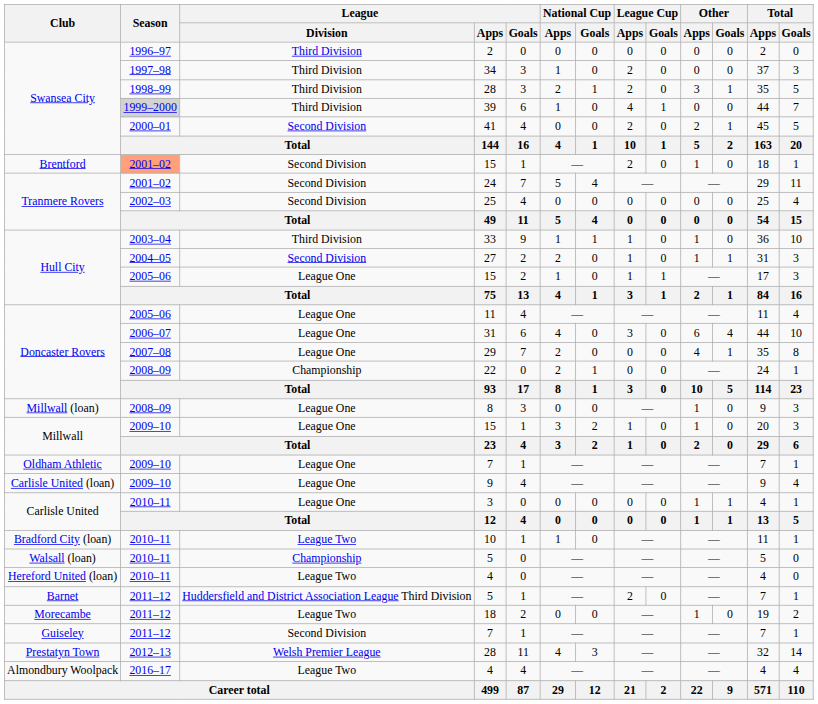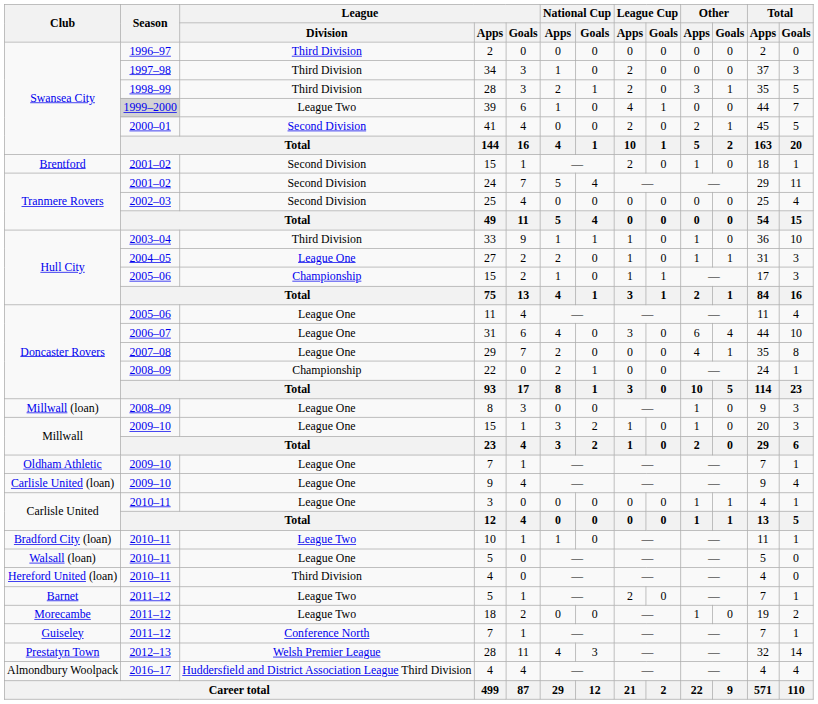(327, 107) Third Division -> (327, 107) League Two
(150, 164) lightsalmon background -> (150, 164) no background
(327, 257) Second Division -> (327, 257) League One
(327, 276) League One -> (327, 276) Championship
(327, 558) Championship -> (327, 558) League One
(327, 577) League Two -> (327, 577) Third Division
(327, 595) Huddersfield and District Association League Third Division -> (327, 595) League Two
(327, 633) Second Division -> (327, 633) Conference North
(327, 671) League Two -> (327, 671) Huddersfield and District Association League Third Division
